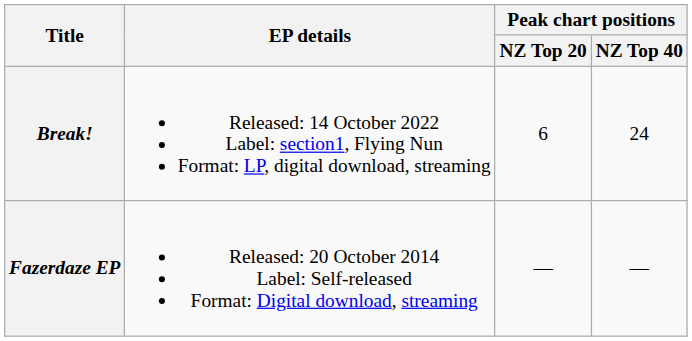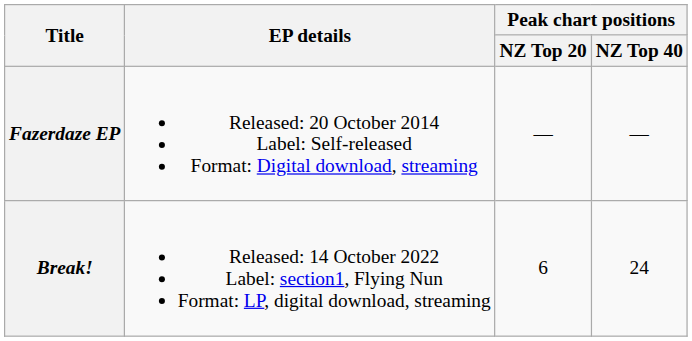rows swapped: (65, 268) <-> (65, 133)
